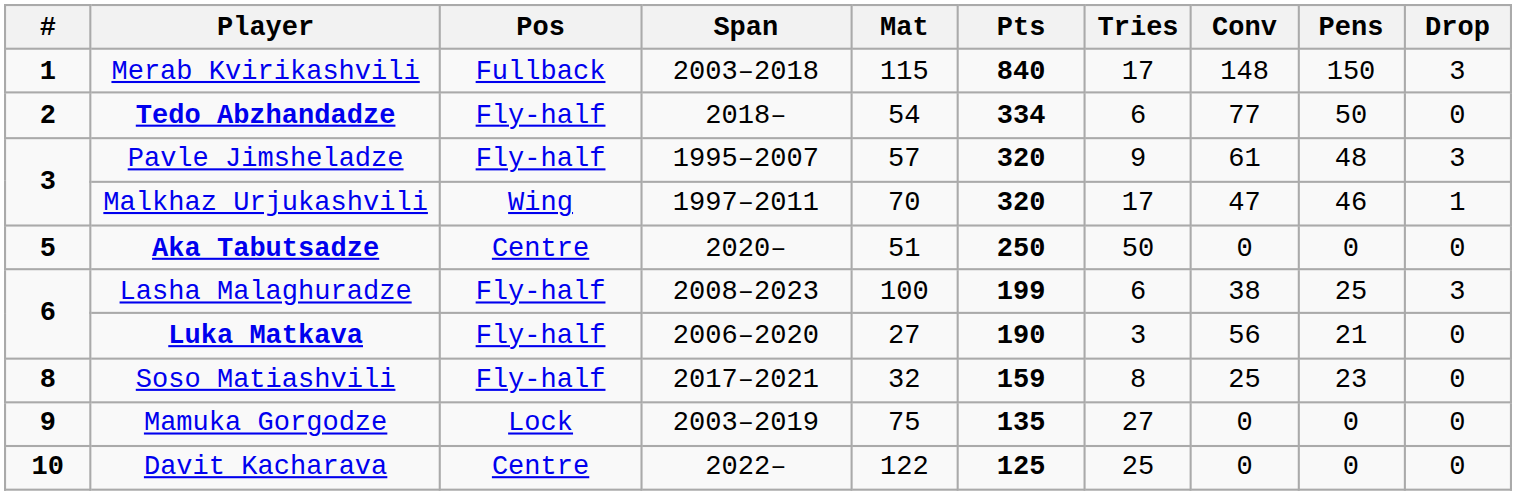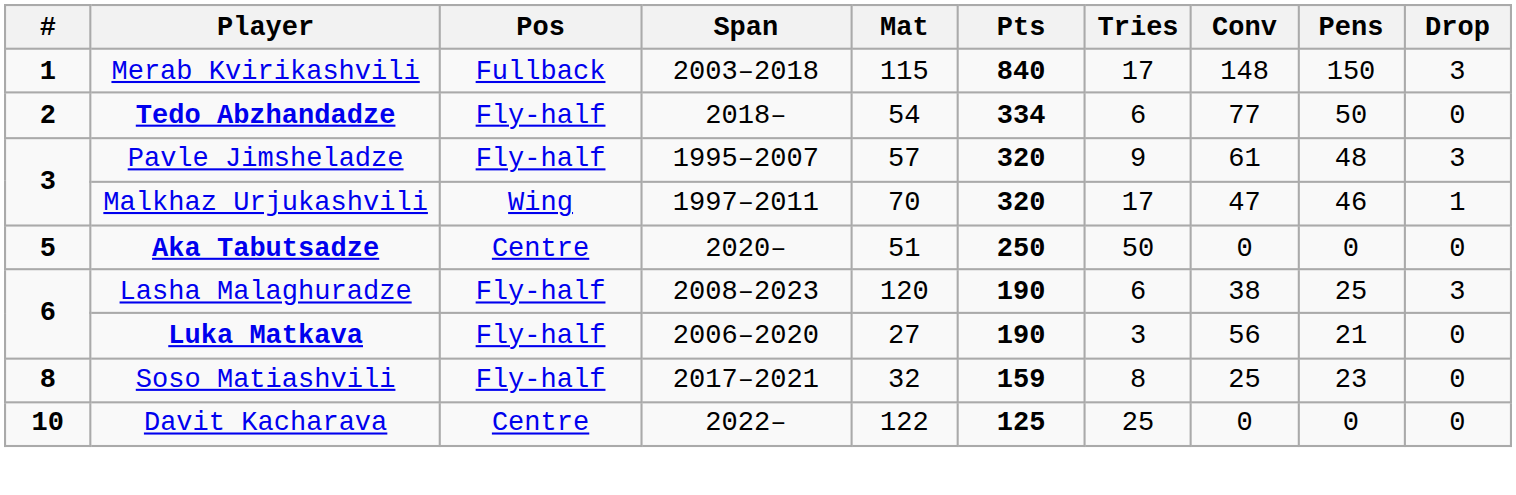(904, 291) 100 -> (904, 291) 120
(1021, 291) 199 -> (1021, 291) 190
- row: (266, 424)
